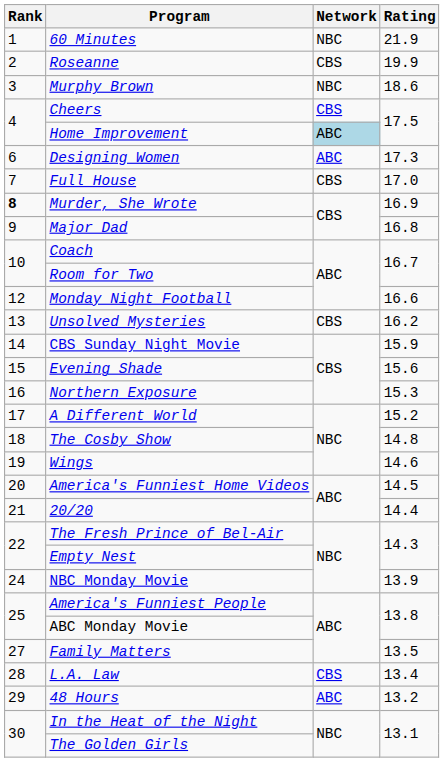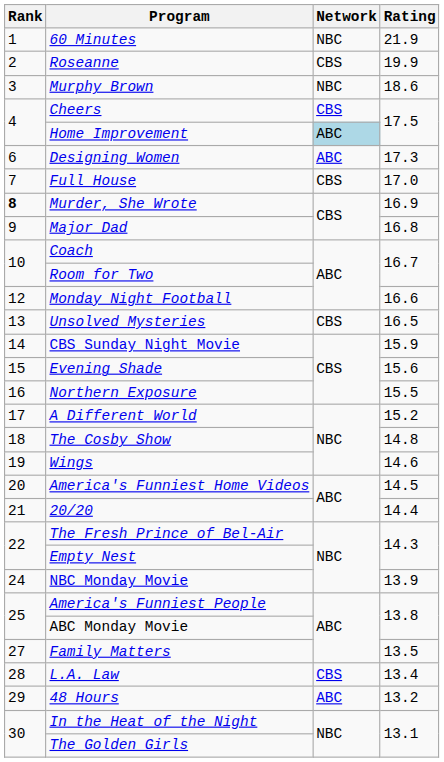(401, 322) 16.2 -> (401, 322) 16.5
(401, 393) 15.3 -> (401, 393) 15.5
